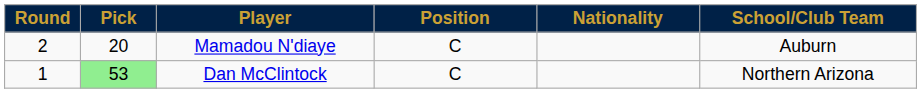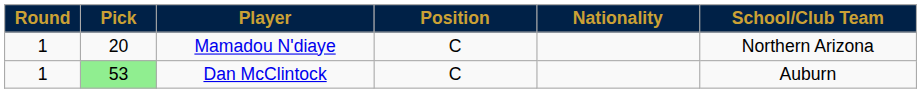(43, 46) 2 -> (43, 46) 1
(808, 46) Auburn -> (808, 46) Northern Arizona
(808, 74) Northern Arizona -> (808, 74) Auburn
